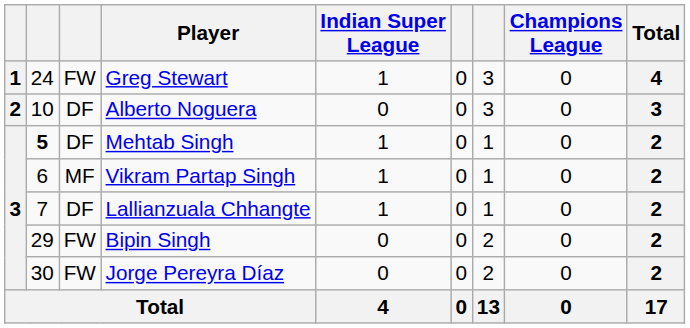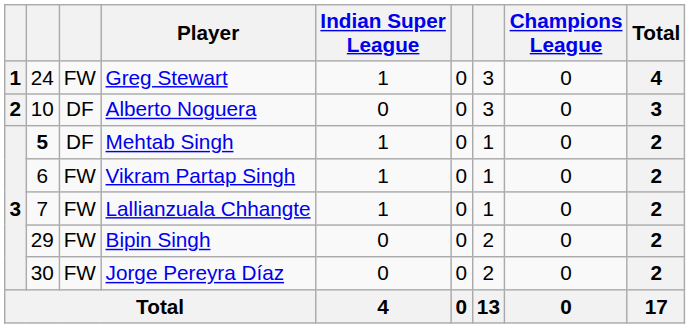(80, 176) MF -> (80, 176) FW
(80, 208) DF -> (80, 208) FW
